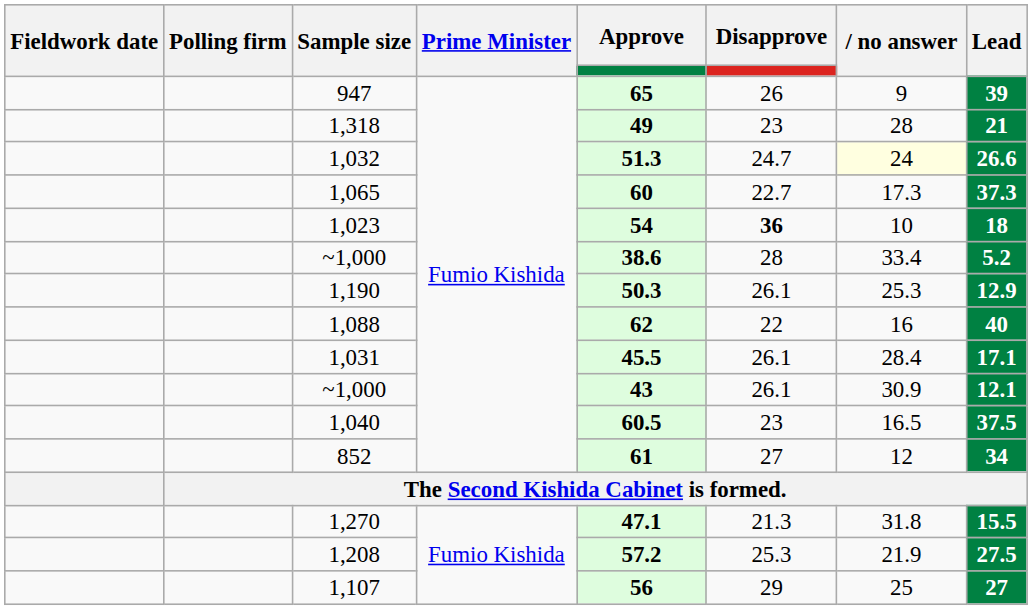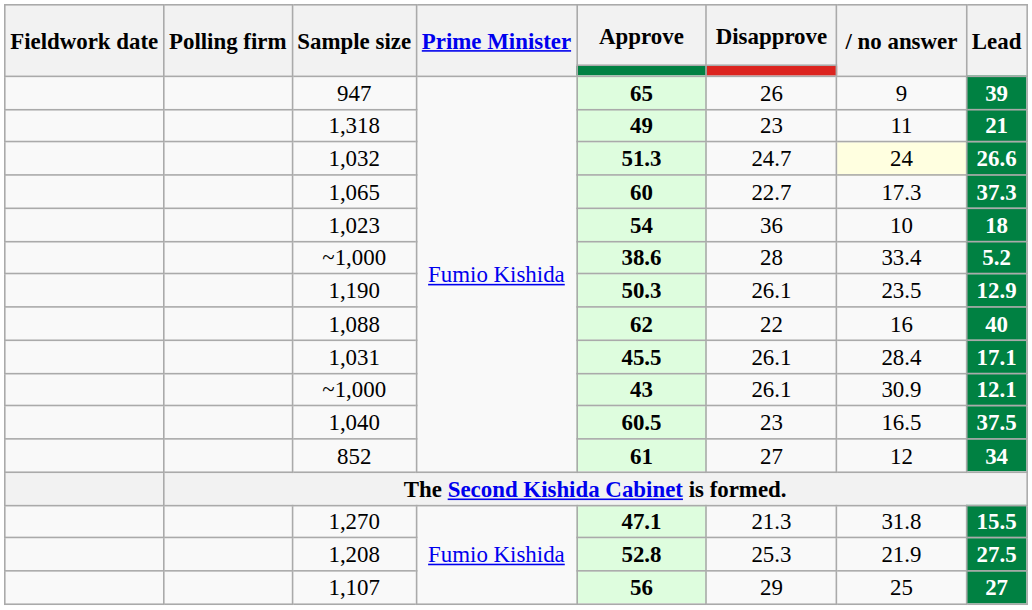(901, 126) 28 -> (901, 126) 11
(771, 225) bold -> (771, 225) normal
(901, 291) 25.3 -> (901, 291) 23.5
(641, 555) 57.2 -> (641, 555) 52.8
